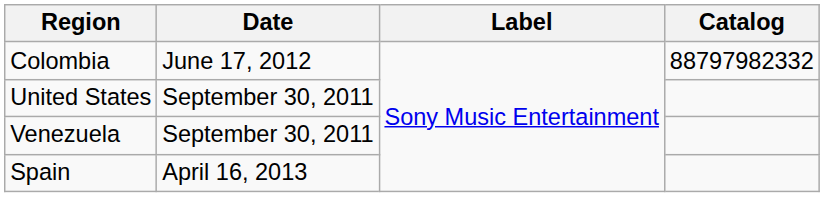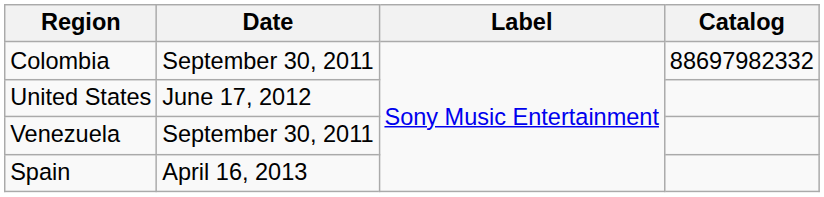(237, 60) June 17, 2012 -> (268, 60) September 30, 2011
(742, 60) 88797982332 -> (742, 60) 88697982332
(268, 97) September 30, 2011 -> (237, 97) June 17, 2012
